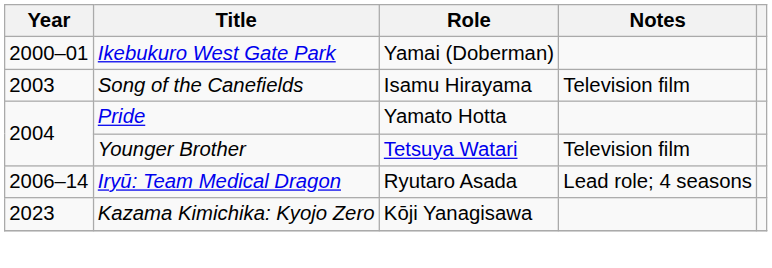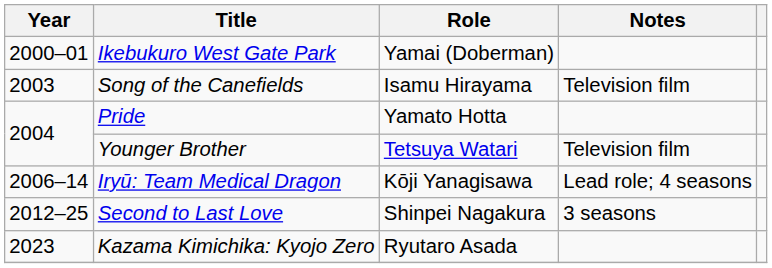(450, 181) Ryutaro Asada -> (458, 181) Kōji Yanagisawa
+ row: (190, 213)
(458, 213) Kōji Yanagisawa -> (450, 246) Ryutaro Asada
